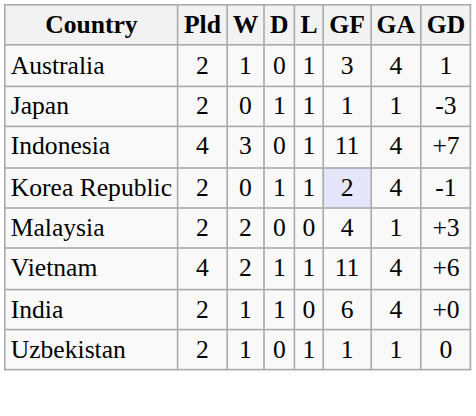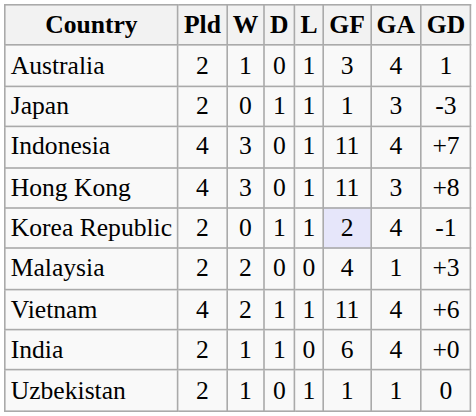(396, 106) 1 -> (396, 106) 3
+ row: (71, 187)
